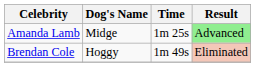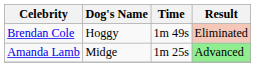rows swapped: (41, 52) <-> (43, 33)
